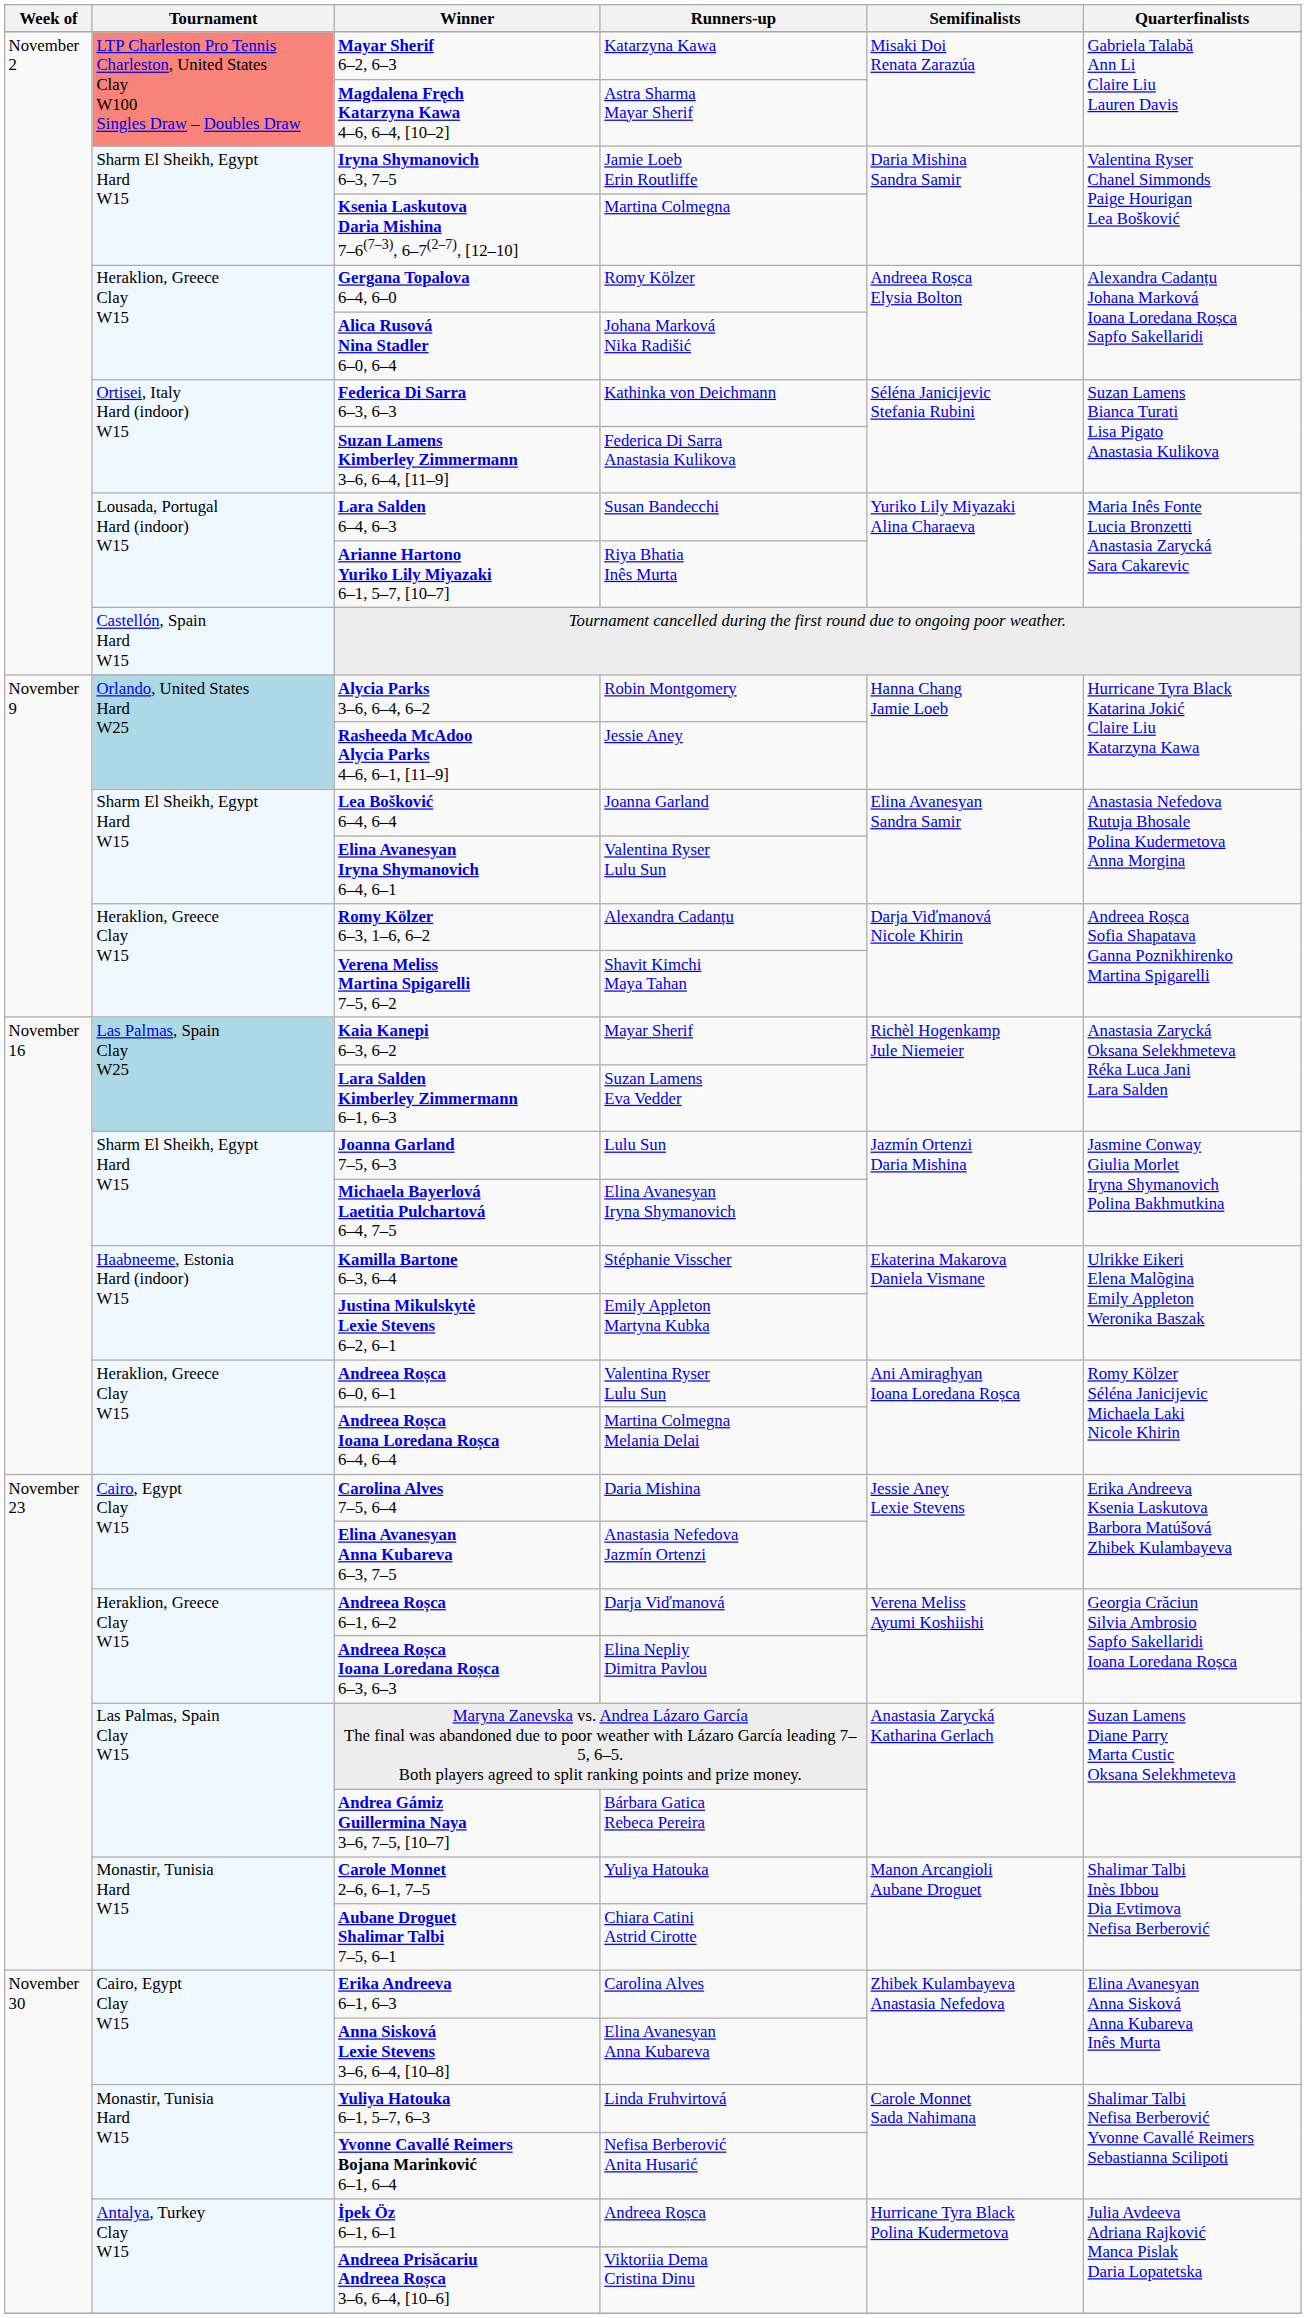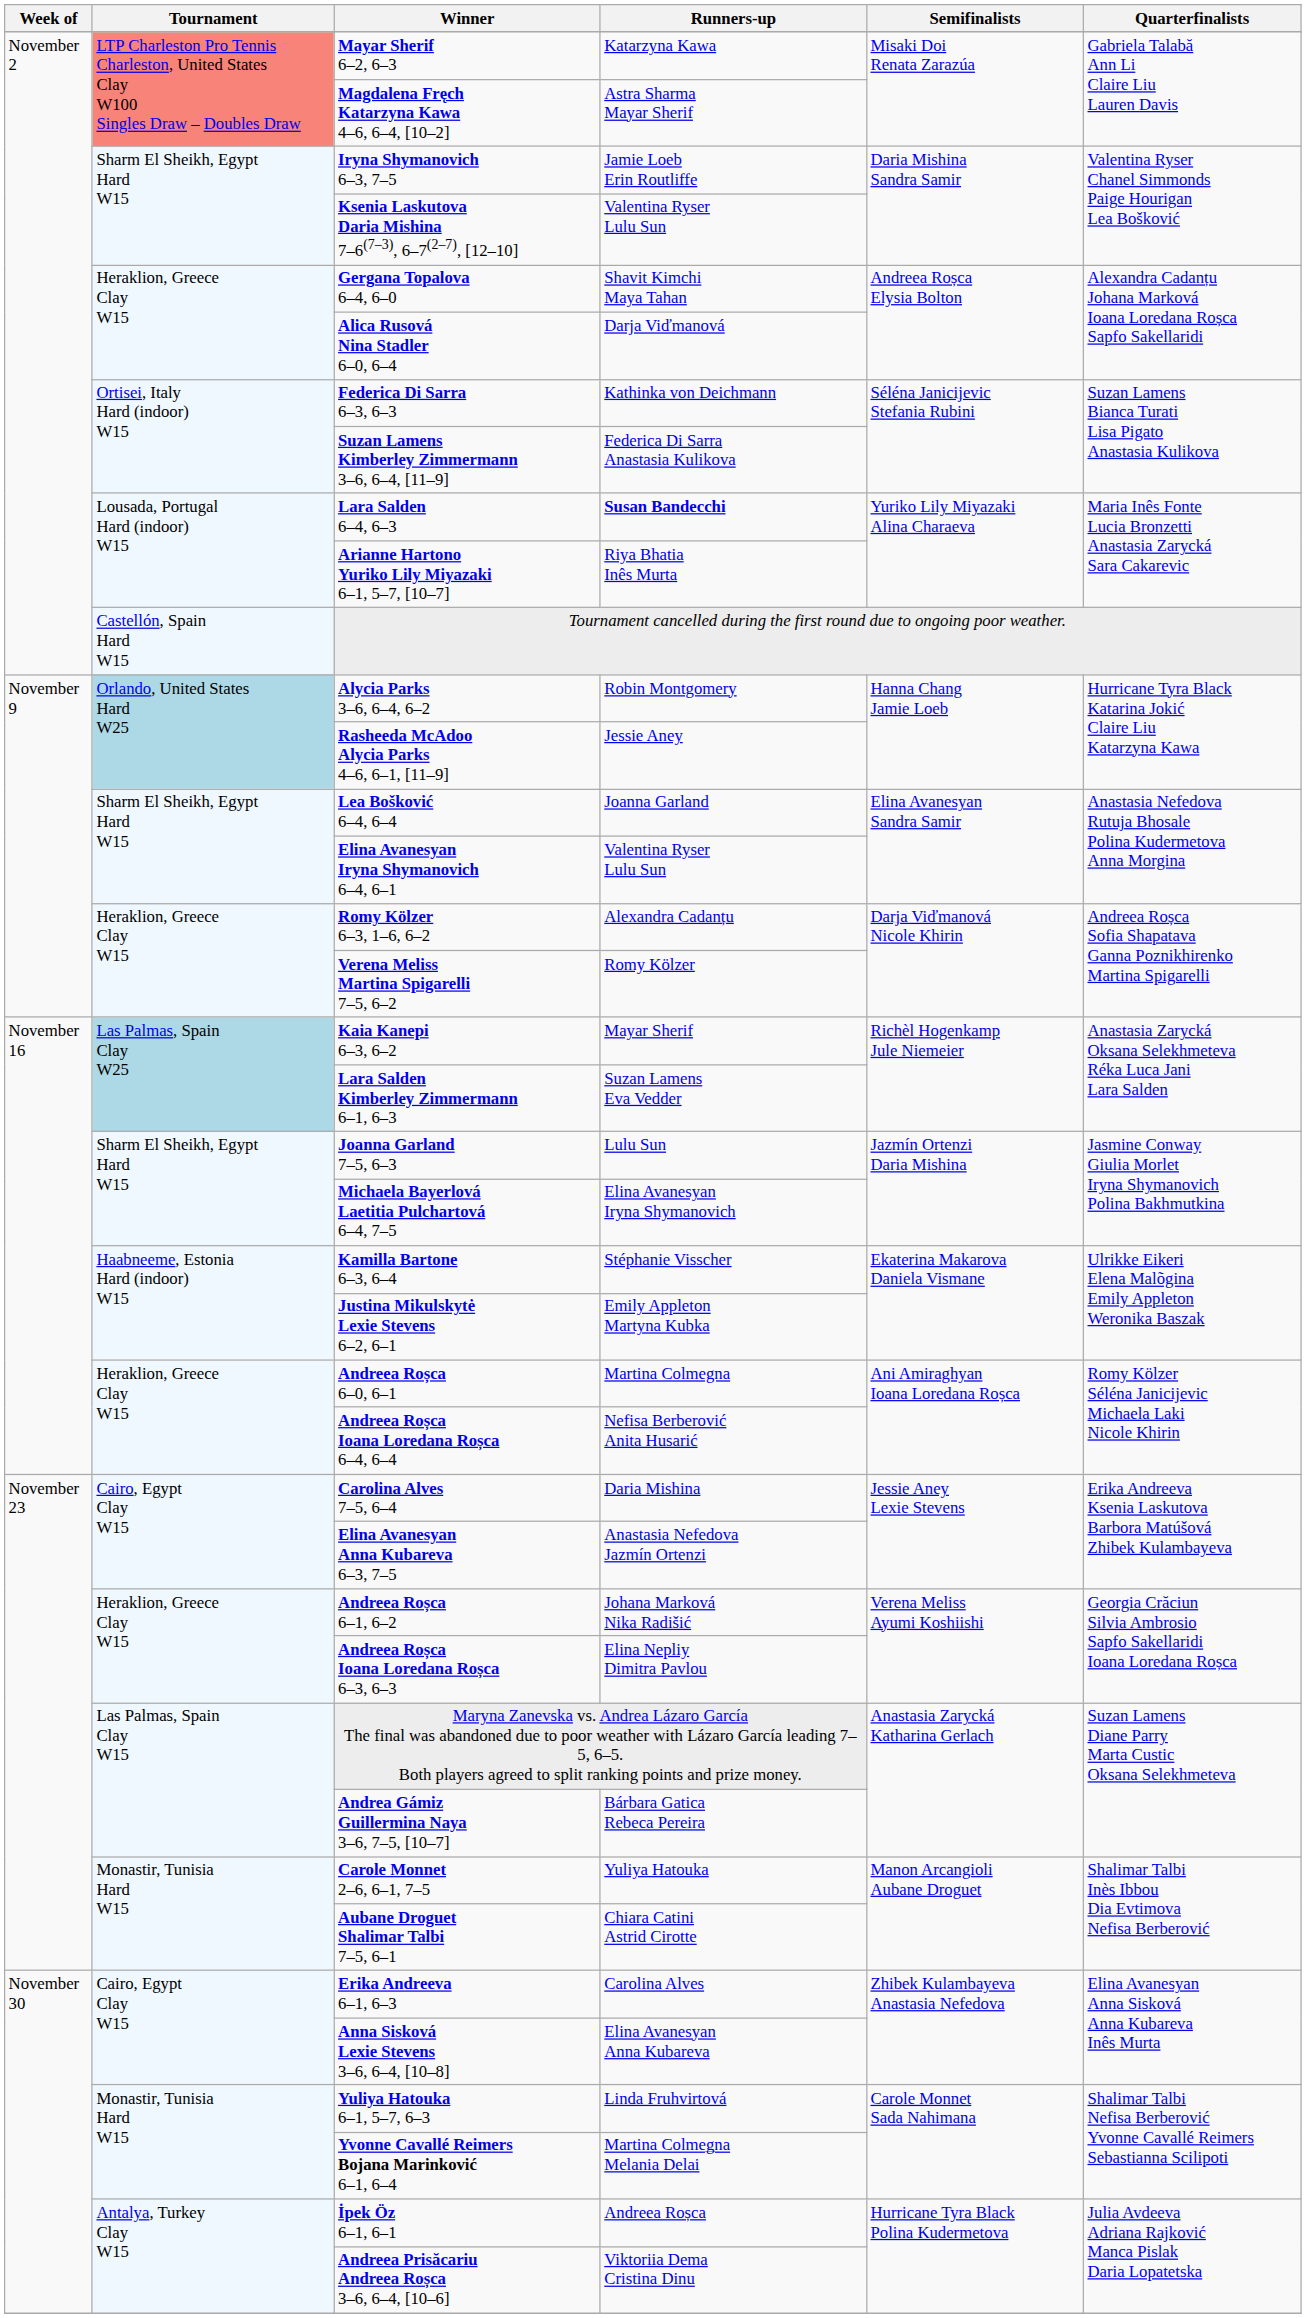(667, 207) Martina Colmegna -> (657, 216) Valentina Ryser Lulu Sun
(650, 278) Romy Kölzer -> (653, 288) Shavit Kimchi Maya Tahan
(660, 335) Johana Marková Nika Radišić -> (665, 325) Darja Viďmanová
(662, 506) normal -> (665, 506) bold
(653, 973) Shavit Kimchi Maya Tahan -> (650, 963) Romy Kölzer
(657, 1383) Valentina Ryser Lulu Sun -> (667, 1373) Martina Colmegna
(667, 1430) Martina Colmegna Melania Delai -> (665, 1430) Nefisa Berberović Anita Husarić
(665, 1601) Darja Viďmanová -> (660, 1611) Johana Marková Nika Radišić
(665, 2155) Nefisa Berberović Anita Husarić -> (667, 2155) Martina Colmegna Melania Delai
